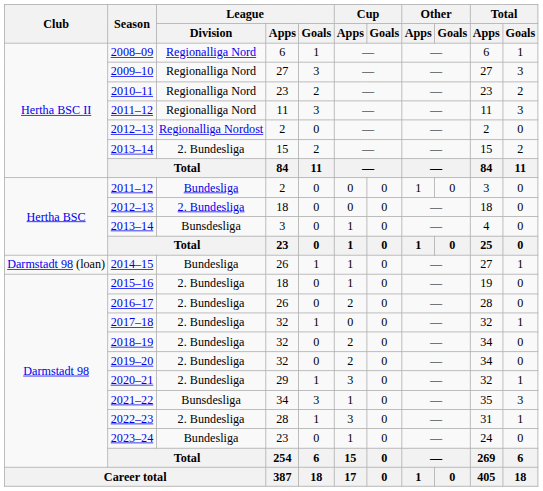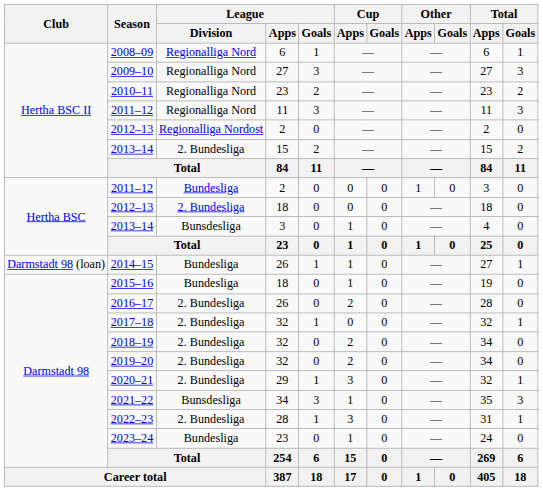(211, 284) 2. Bundesliga -> (211, 284) Bundesliga
